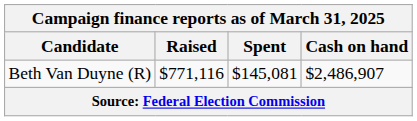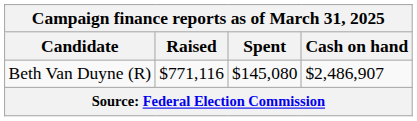(265, 73) $145,081 -> (265, 73) $145,080
